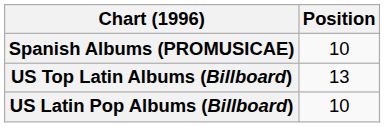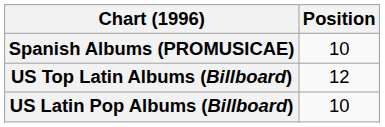(339, 77) 13 -> (339, 77) 12
